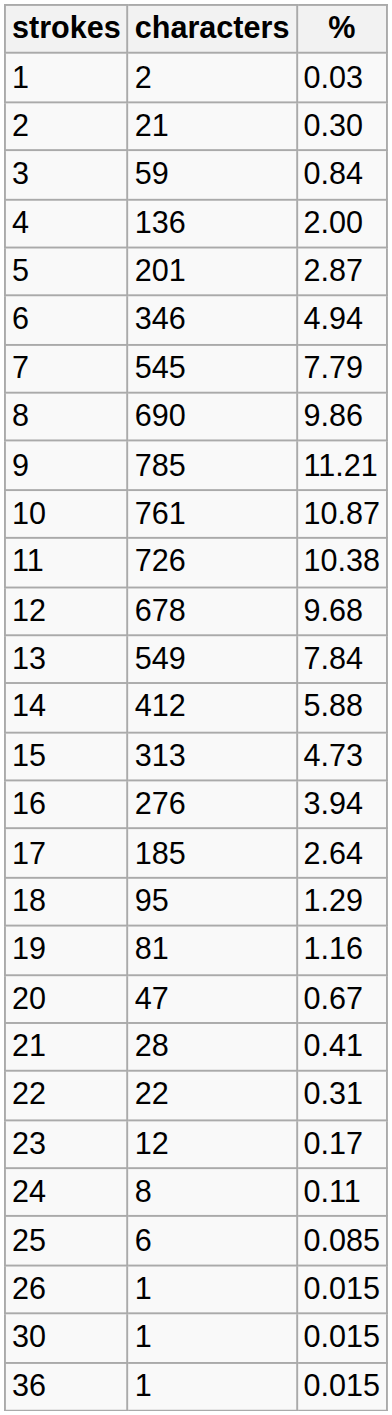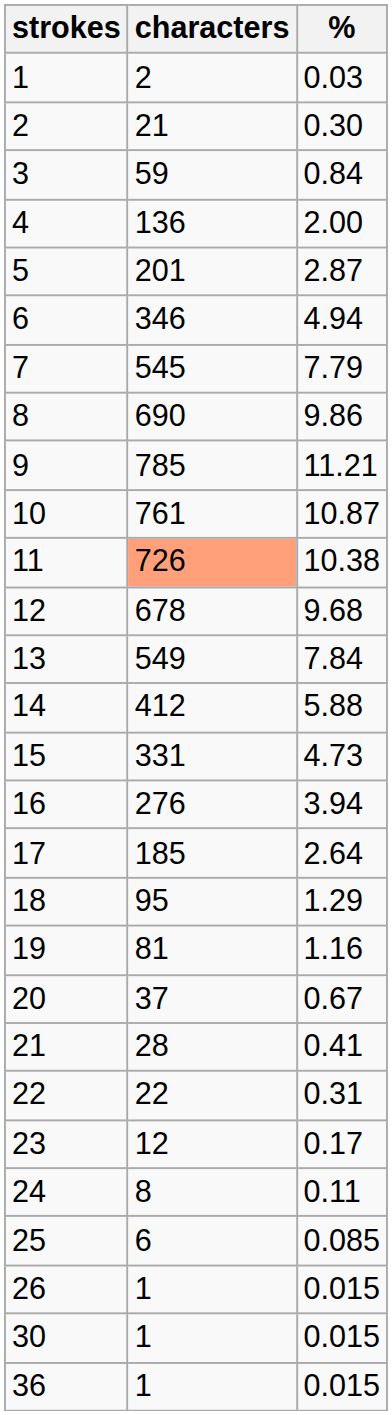(160, 561) no background -> (160, 561) lightsalmon background
(160, 755) 313 -> (160, 755) 331
(152, 998) 47 -> (152, 998) 37
